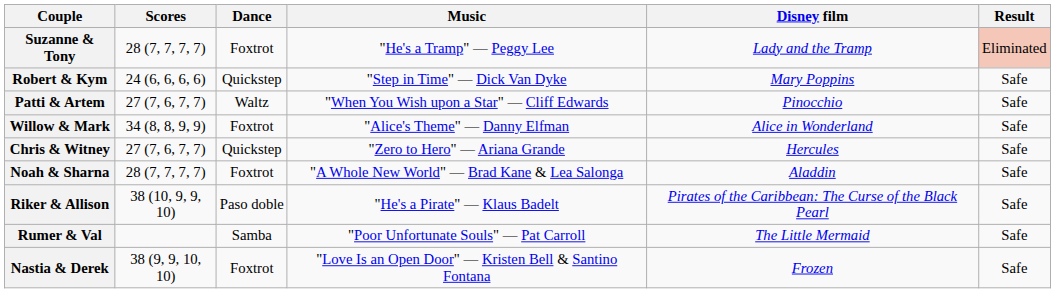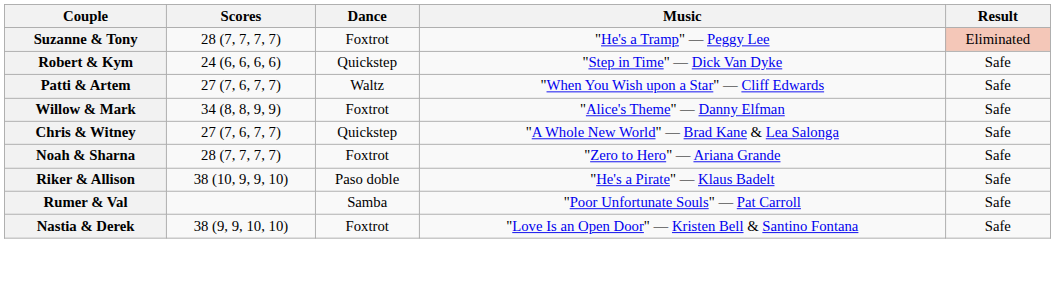- column: (812, 16)
(467, 149) "Zero to Hero" — Ariana Grande -> (682, 132) "A Whole New World" — Brad Kane & Lea Salonga
(467, 172) "A Whole New World" — Brad Kane & Lea Salonga -> (682, 156) "Zero to Hero" — Ariana Grande
